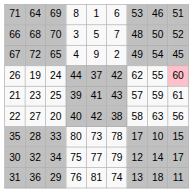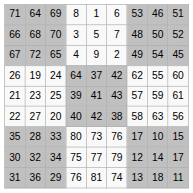(76, 75) 44 -> (76, 75) 64
(178, 75) pink background -> (178, 75) no background
(117, 137) 78 -> (117, 137) 76
